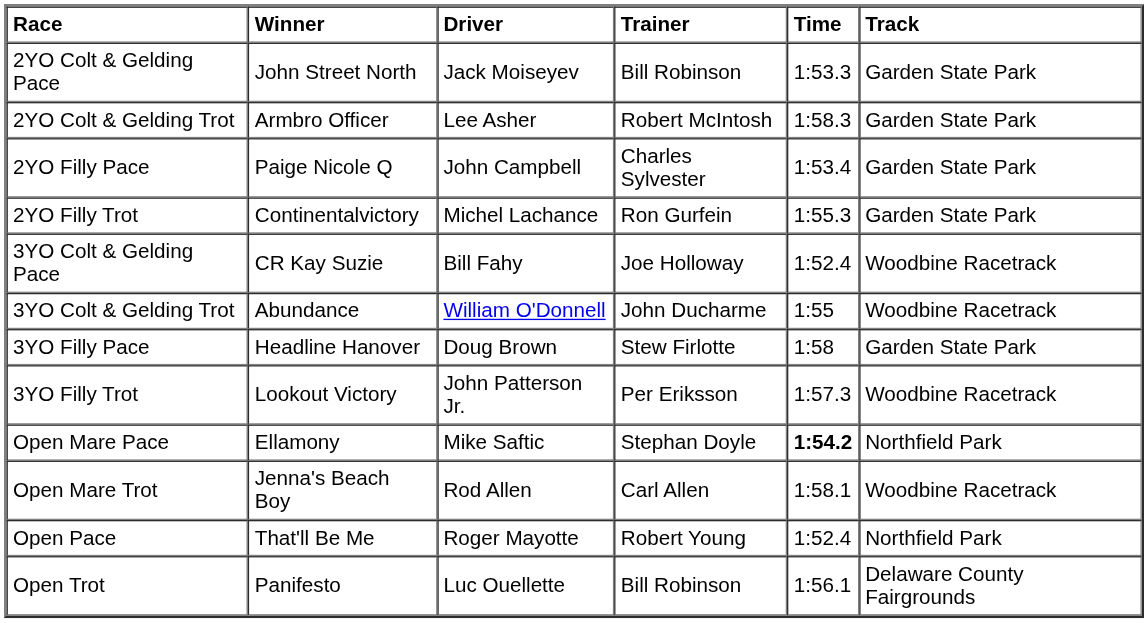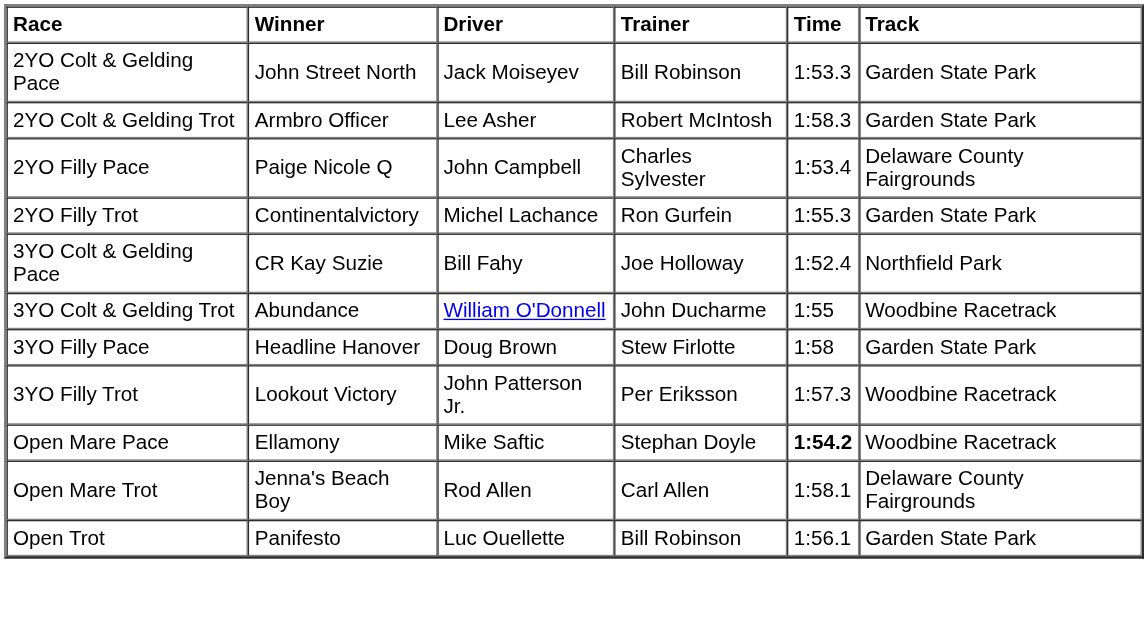(951, 167) Garden State Park -> (944, 167) Delaware County Fairgrounds
(961, 263) Woodbine Racetrack -> (933, 263) Northfield Park
(933, 442) Northfield Park -> (961, 442) Woodbine Racetrack
(961, 490) Woodbine Racetrack -> (944, 490) Delaware County Fairgrounds
- row: (65, 537)
(944, 585) Delaware County Fairgrounds -> (951, 537) Garden State Park
